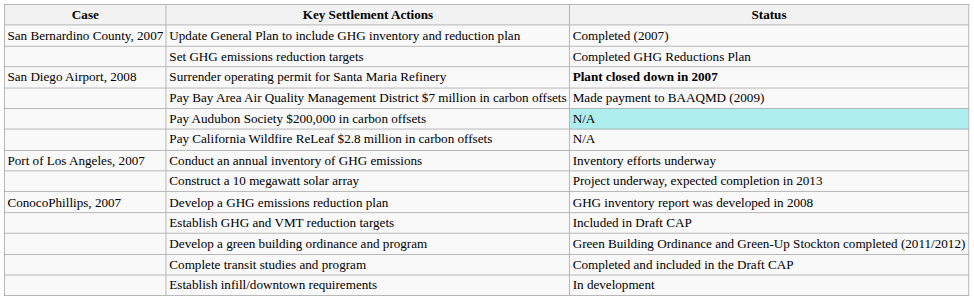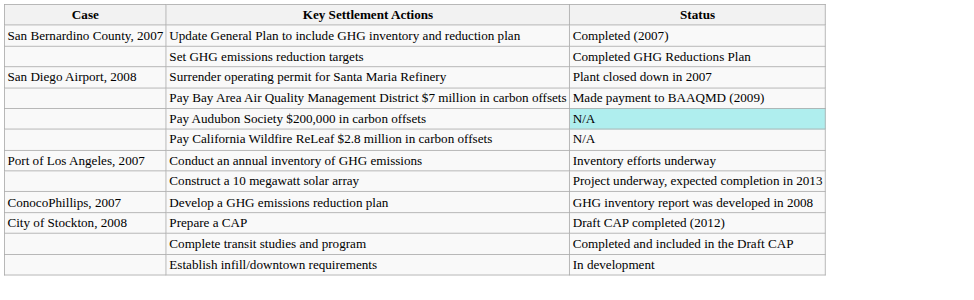(645, 77) bold -> (642, 77) normal
+ row: (208, 222)
- row: (282, 222)
- row: (298, 243)
